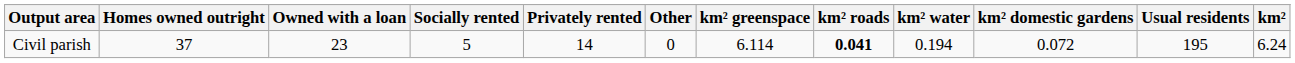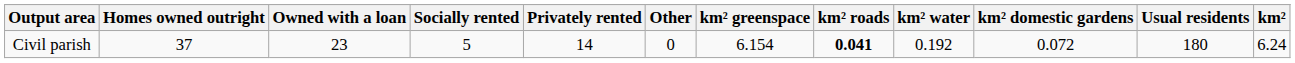(755, 44) 6.114 -> (755, 44) 6.154
(934, 44) 0.194 -> (934, 44) 0.192
(1195, 44) 195 -> (1195, 44) 180
